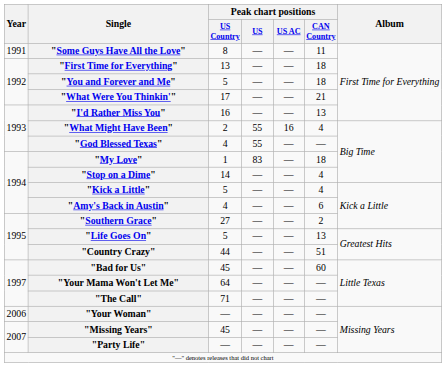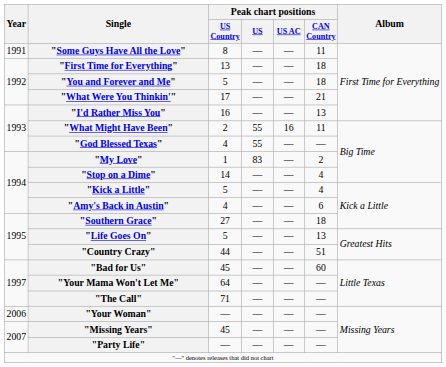(321, 128) 4 -> (321, 128) 11
(321, 159) 18 -> (321, 159) 2
(321, 221) 2 -> (321, 221) 18
